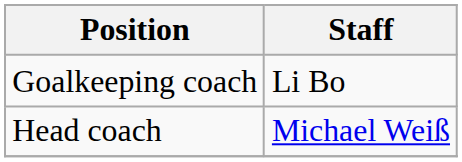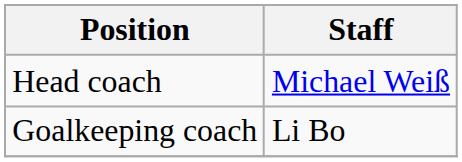rows swapped: (87, 130) <-> (135, 80)
